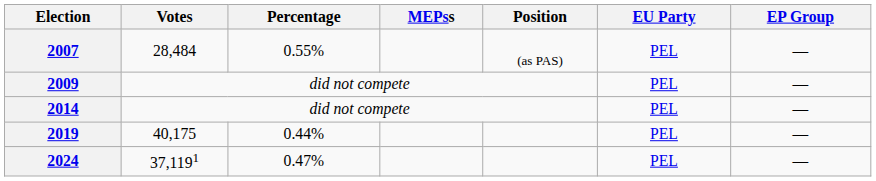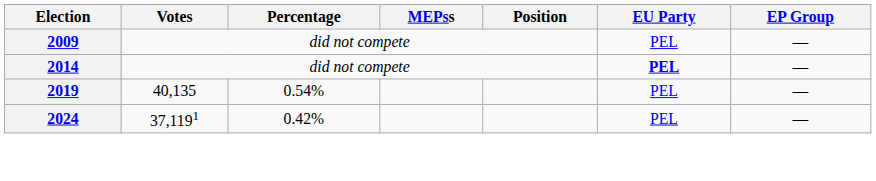- row: (63, 50)
(664, 109) normal -> (664, 66) bold
(175, 134) 40,175 -> (175, 91) 40,135
(304, 134) 0.44% -> (304, 91) 0.54%
(304, 161) 0.47% -> (304, 118) 0.42%
